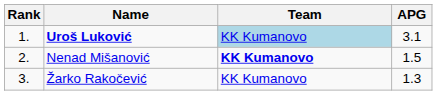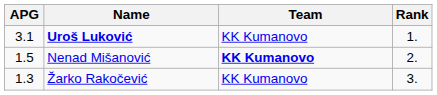columns swapped: (24, 15) <-> (412, 15)
(264, 36) lightblue background -> (264, 36) no background
